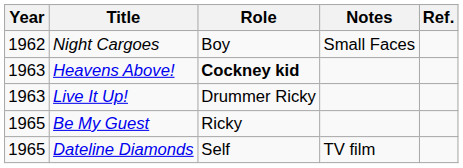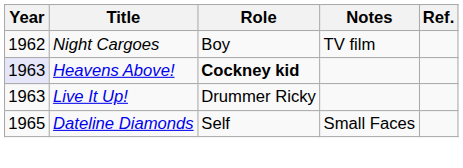(369, 44) Small Faces -> (349, 44) TV film
(27, 70) no background -> (27, 70) lavender background
- row: (101, 123)
(349, 149) TV film -> (369, 123) Small Faces
